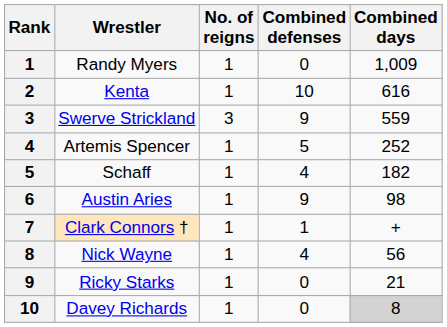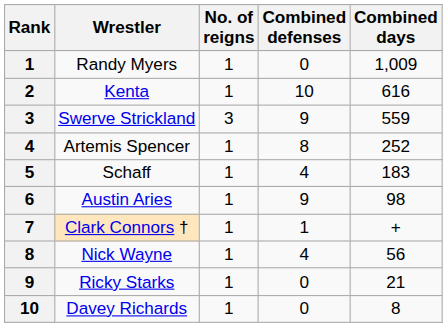(304, 145) 5 -> (304, 145) 8
(396, 173) 182 -> (396, 173) 183
(396, 308) lightgrey background -> (396, 308) no background
